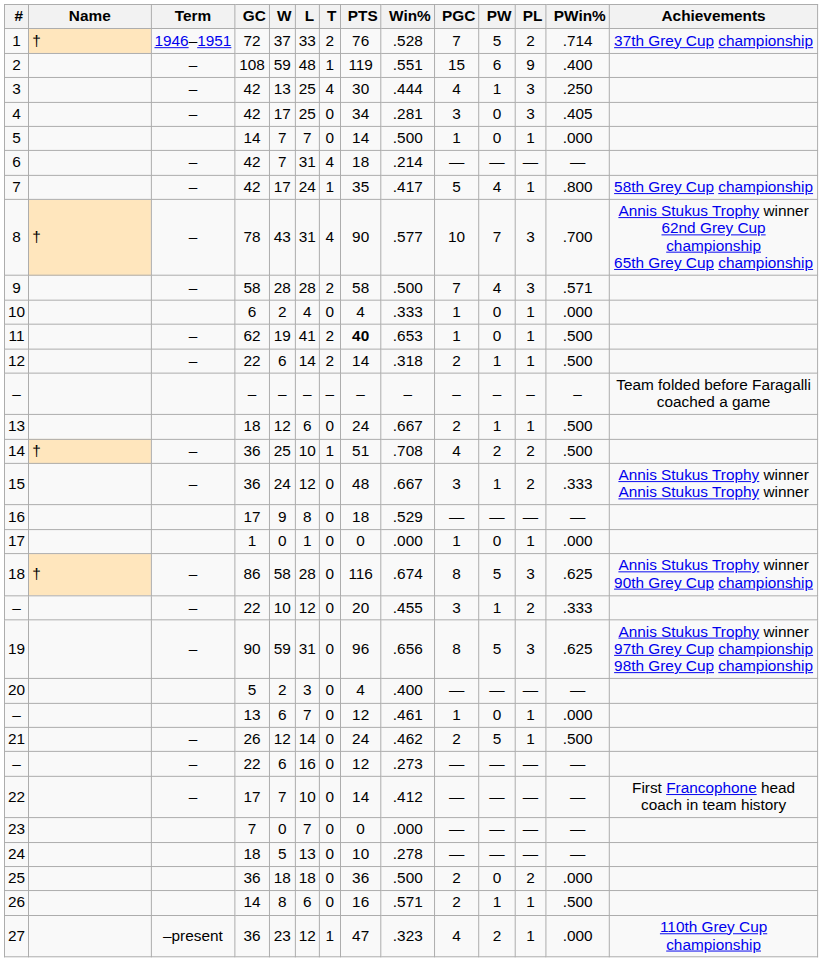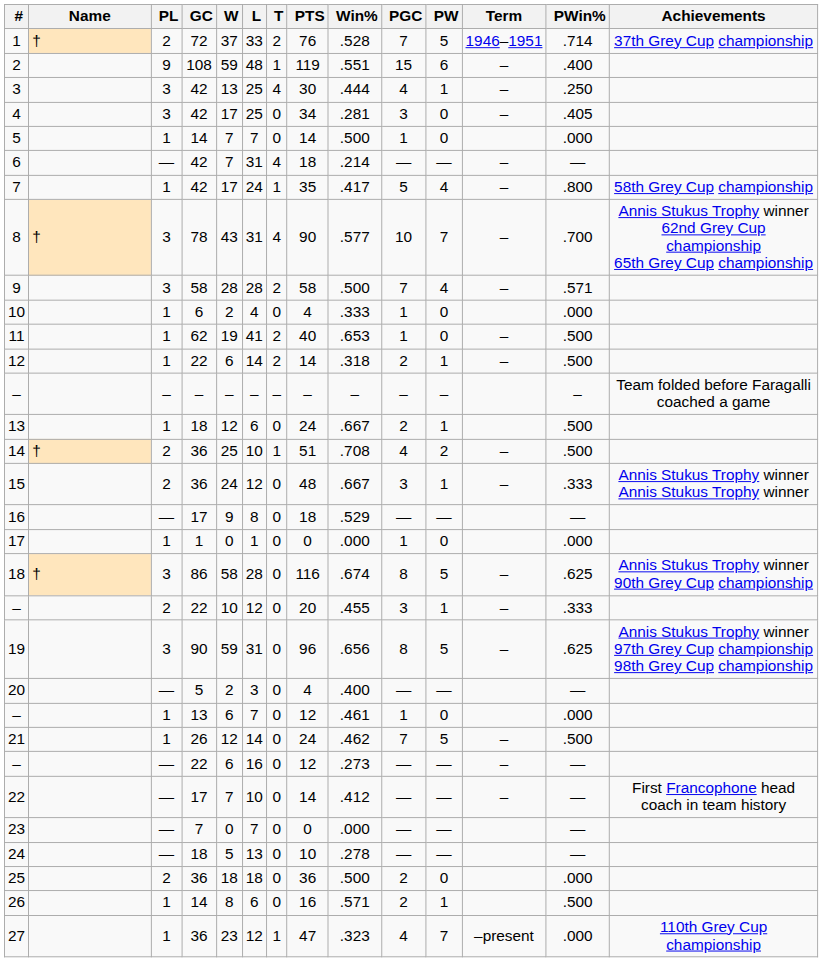columns swapped: (193, 16) <-> (530, 16)
(361, 336) bold -> (308, 336) normal
(457, 739) 2 -> (404, 739) 7
(497, 935) 2 -> (444, 935) 7
